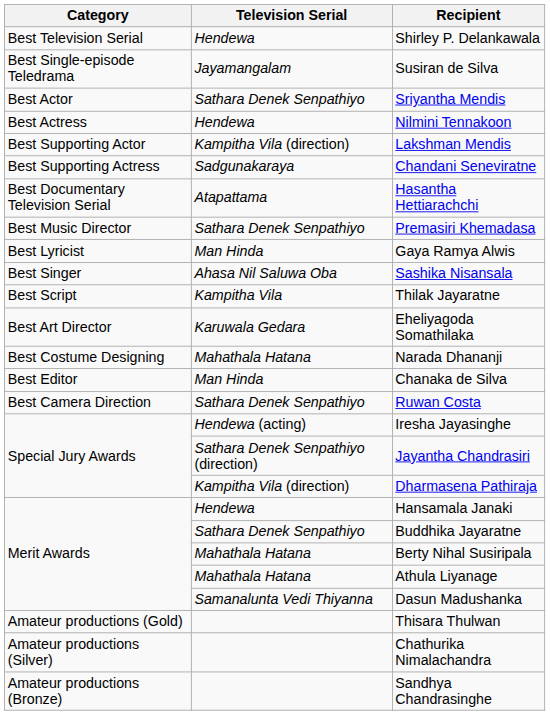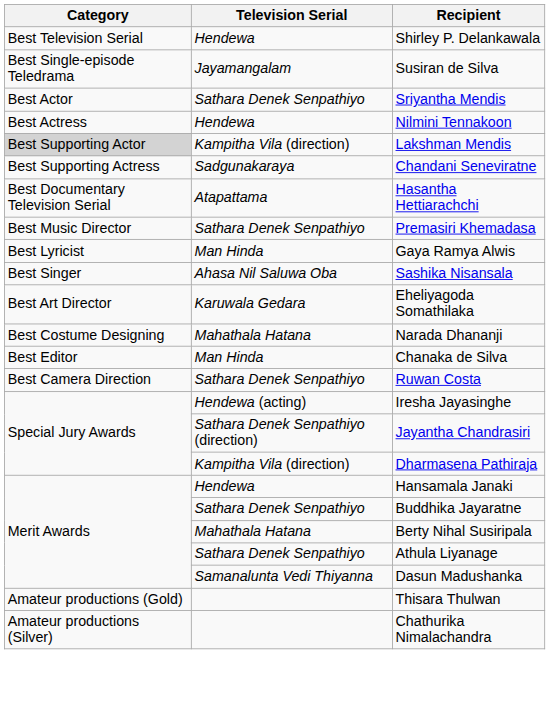(77, 144) no background -> (77, 144) lightgrey background
- row: (448, 296)
(253, 576) Mahathala Hatana -> (280, 554) Sathara Denek Senpathiyo
- row: (444, 691)
